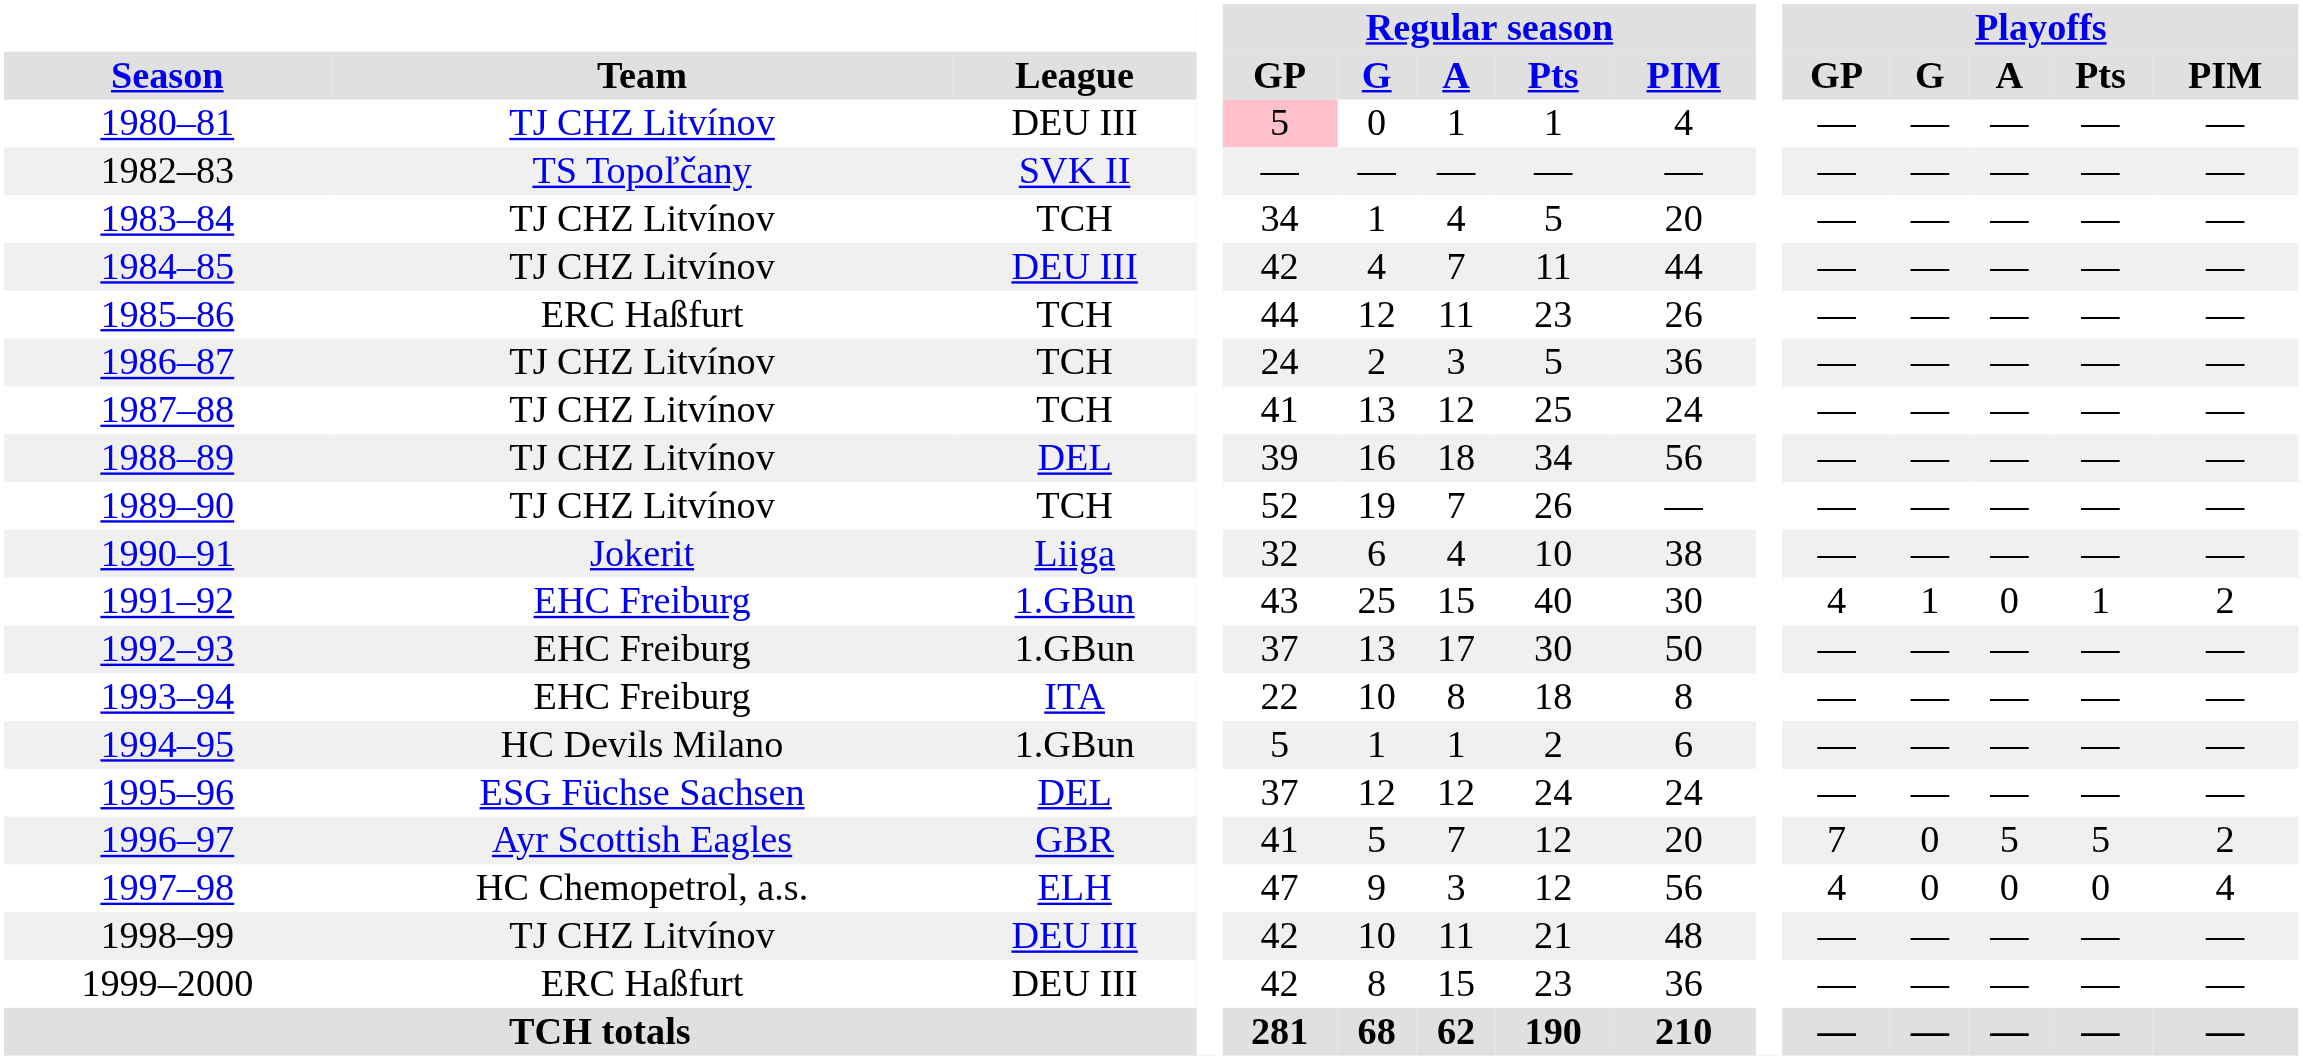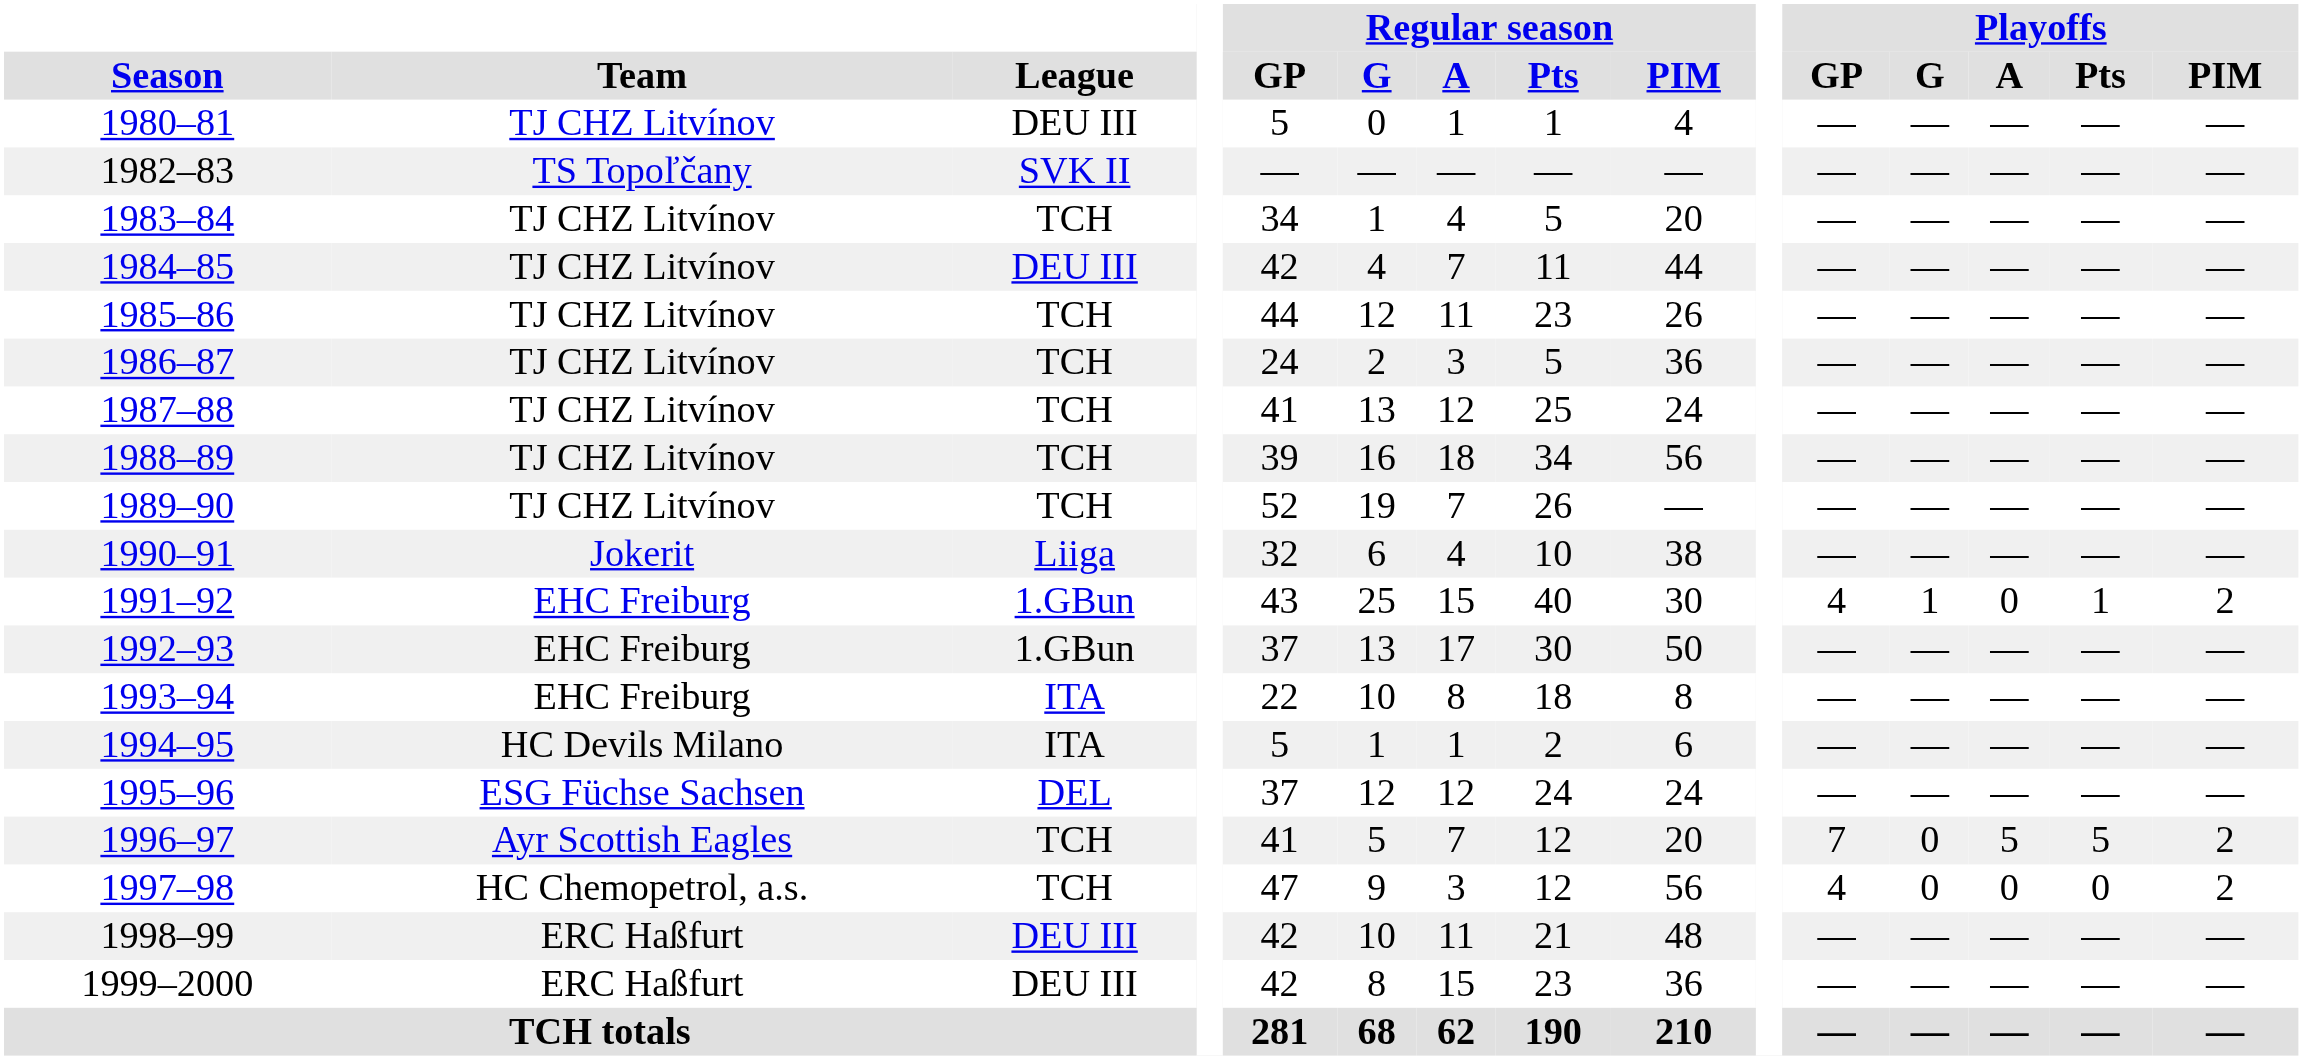(1280, 122) pink background -> (1280, 122) no background
(642, 314) ERC Haßfurt -> (642, 314) TJ CHZ Litvínov
(1075, 457) DEL -> (1075, 457) TCH
(1075, 744) 1.GBun -> (1075, 744) ITA
(1075, 839) GBR -> (1075, 839) TCH
(1075, 887) ELH -> (1075, 887) TCH
(2225, 887) 4 -> (2225, 887) 2
(642, 935) TJ CHZ Litvínov -> (642, 935) ERC Haßfurt
